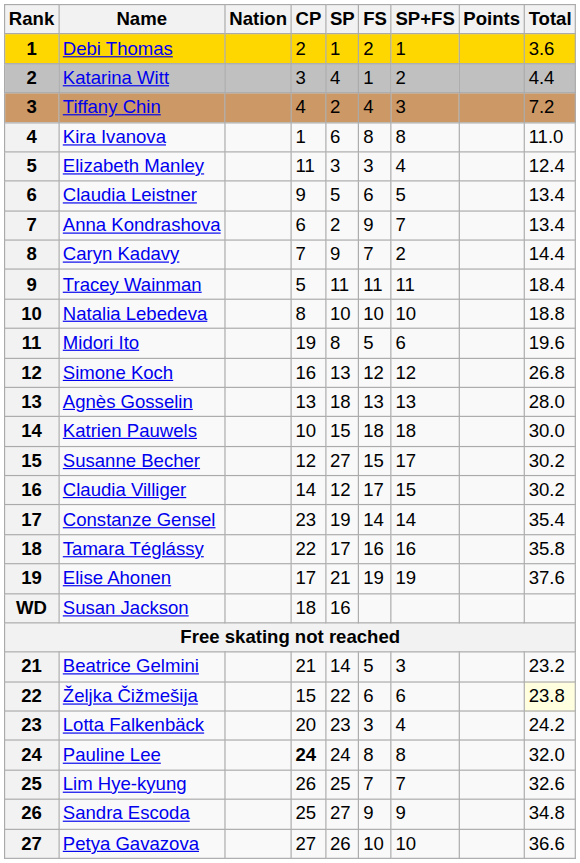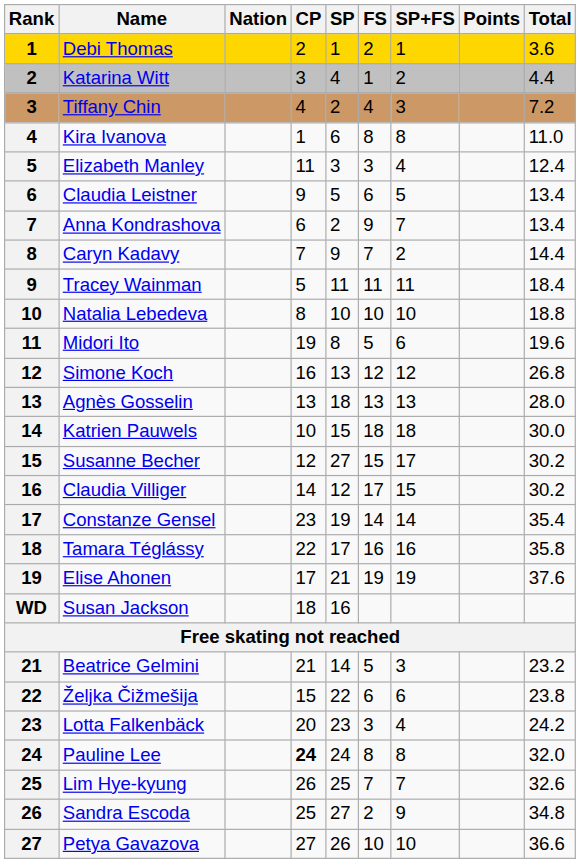(547, 696) lightyellow background -> (547, 696) no background
(368, 813) 9 -> (368, 813) 2
